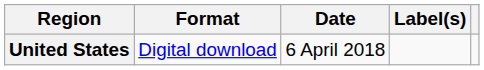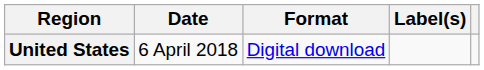columns swapped: (335, 19) <-> (208, 19)
